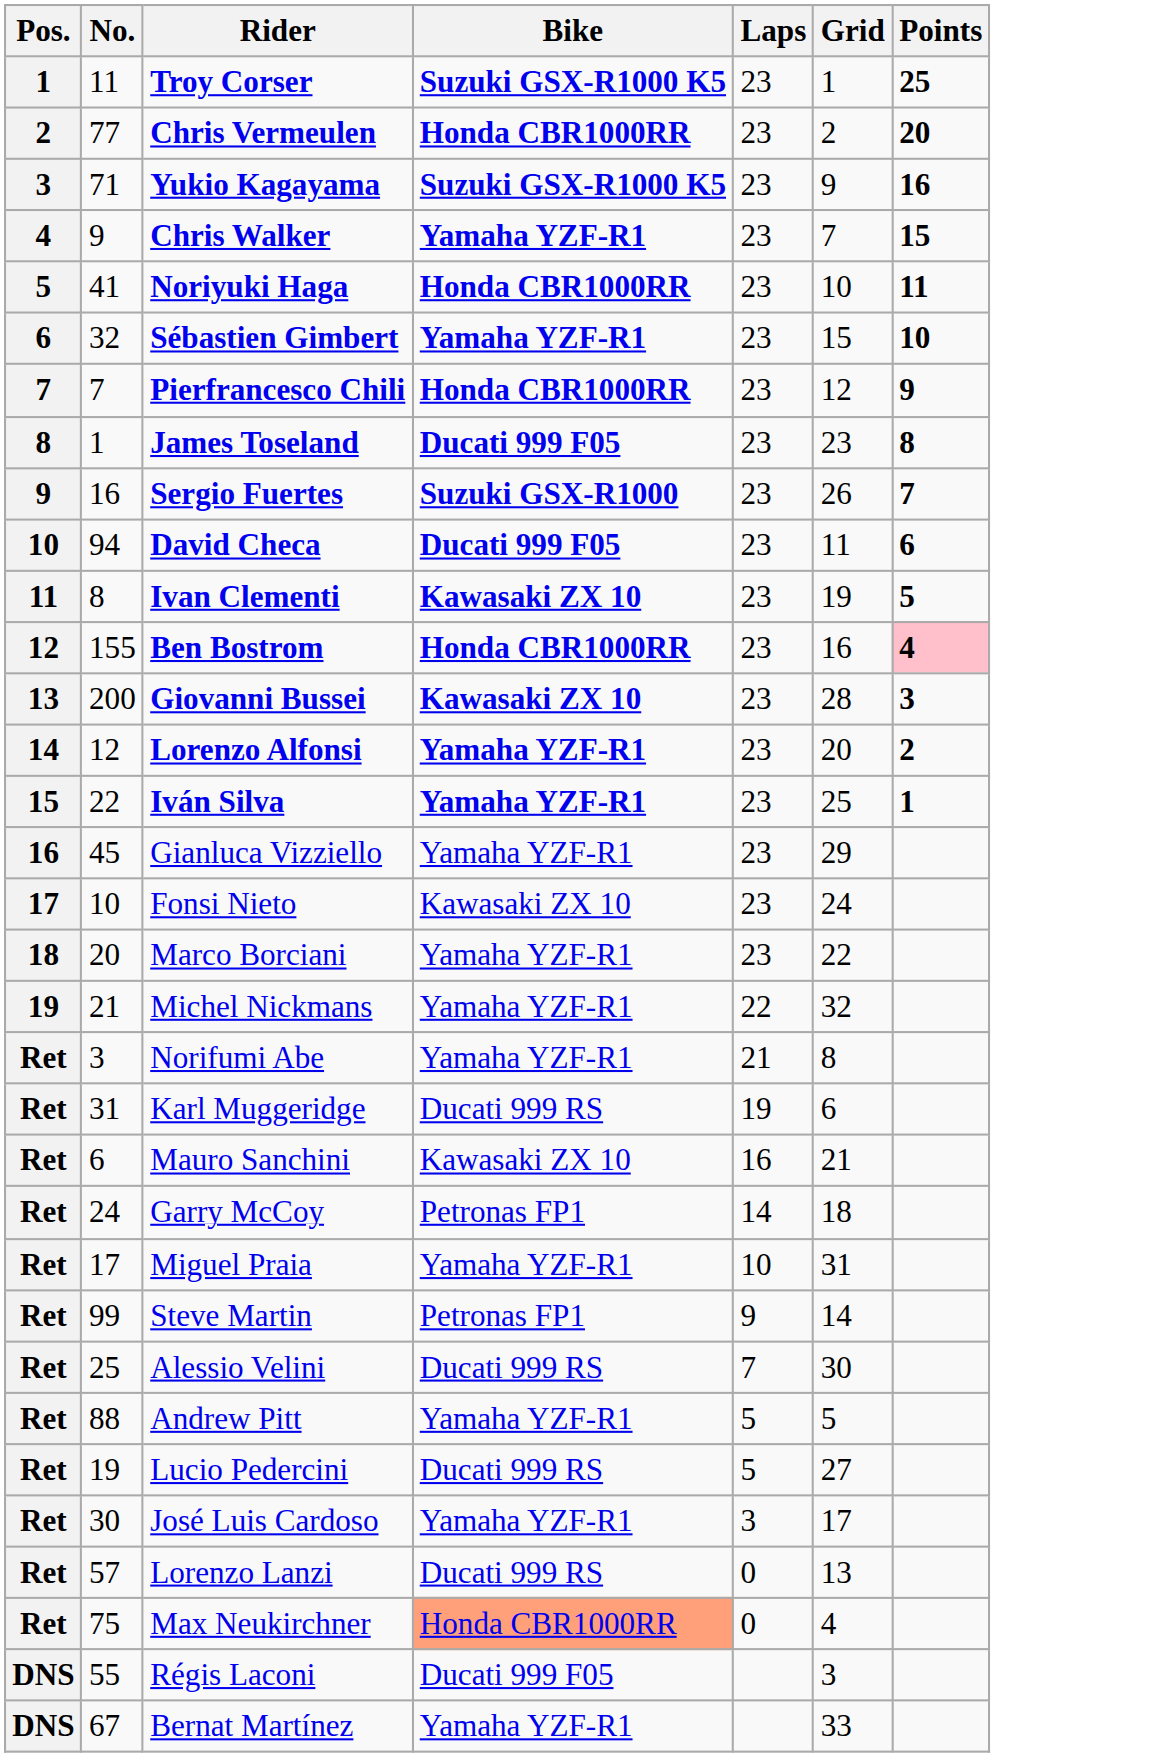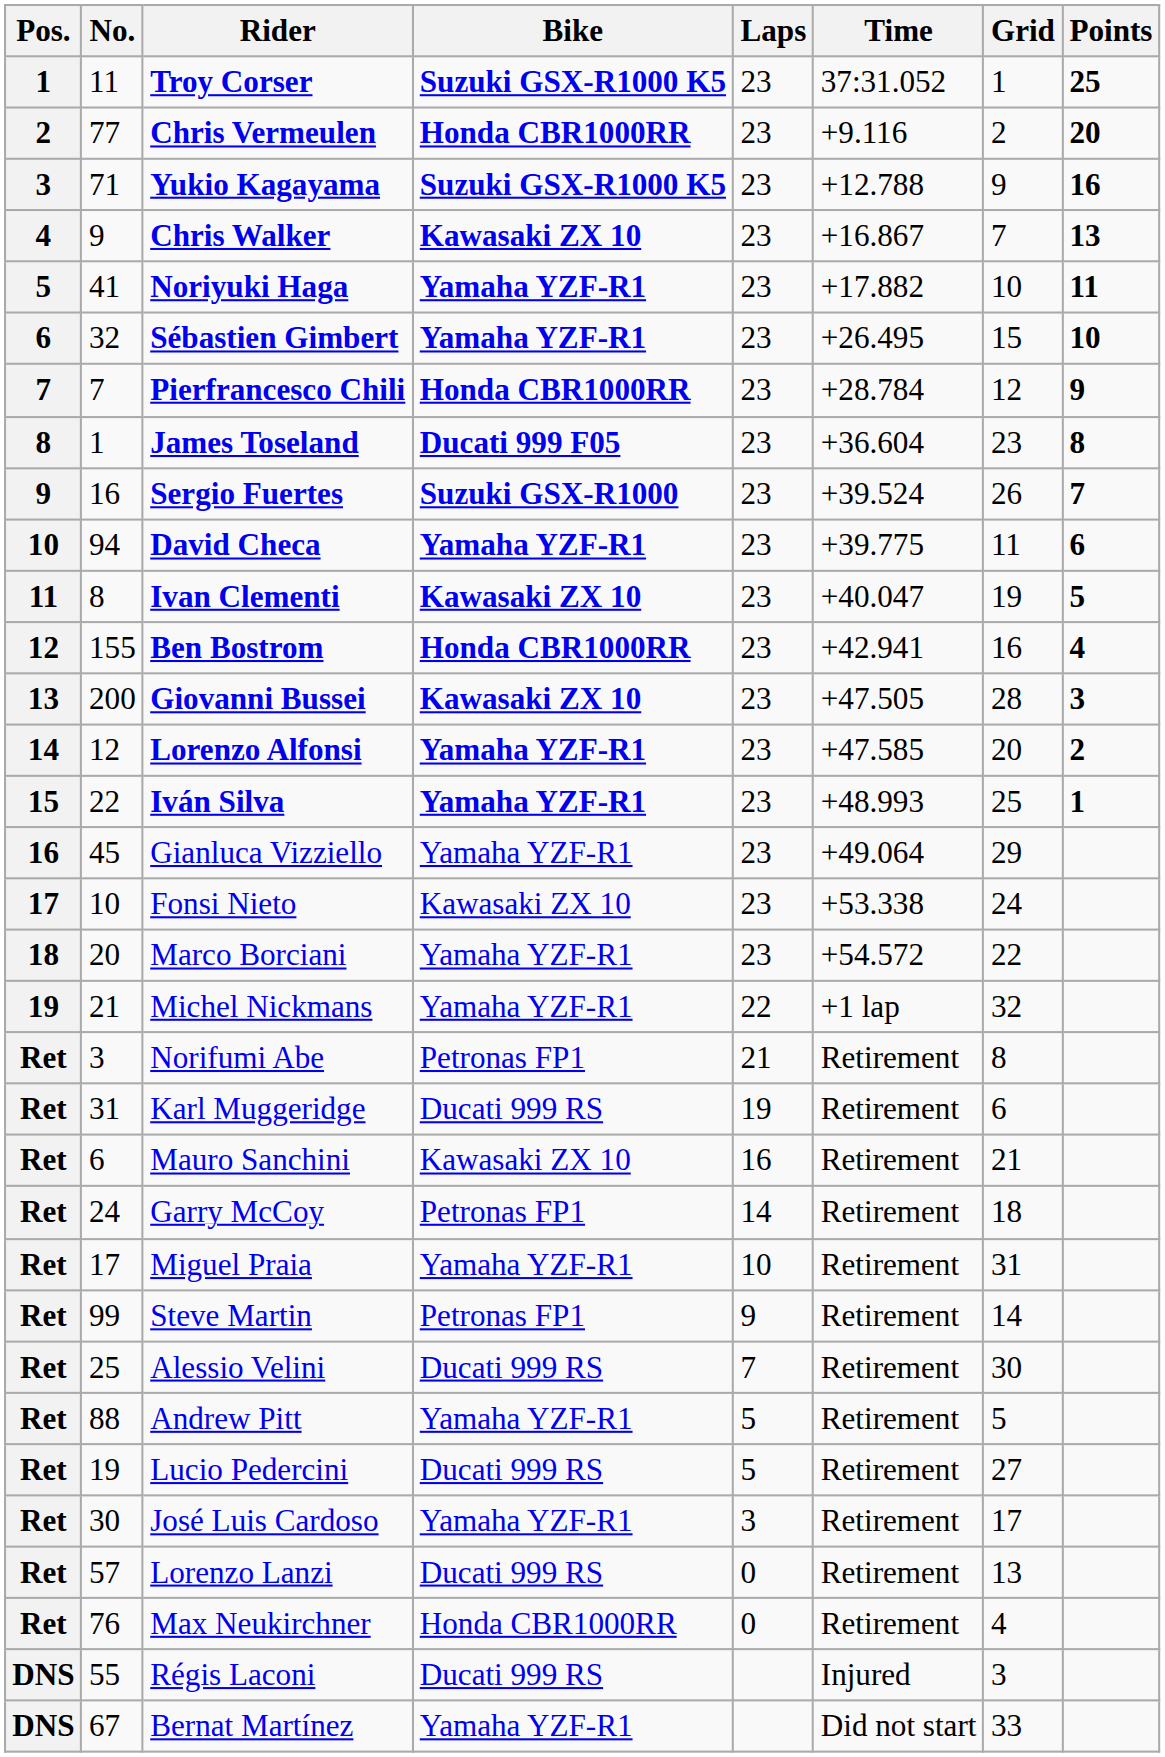+ column: (899, 30)
(533, 235) Yamaha YZF-R1 -> (530, 235) Kawasaki ZX 10
(915, 235) 15 -> (1085, 235) 13
(555, 287) Honda CBR1000RR -> (533, 287) Yamaha YZF-R1
(520, 544) Ducati 999 F05 -> (533, 544) Yamaha YZF-R1
(907, 646) pink background -> (1077, 646) no background
(526, 1057) Yamaha YZF-R1 -> (502, 1057) Petronas FP1
(105, 1623) 75 -> (105, 1623) 76
(548, 1623) lightsalmon background -> (548, 1623) no background
(517, 1674) Ducati 999 F05 -> (511, 1674) Ducati 999 RS
